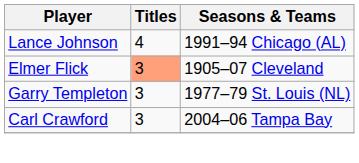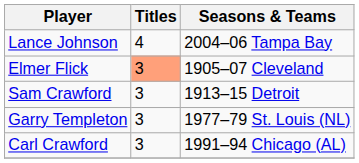(265, 42) 1991–94 Chicago (AL) -> (258, 42) 2004–06 Tampa Bay
+ row: (60, 94)
(258, 119) 2004–06 Tampa Bay -> (265, 145) 1991–94 Chicago (AL)
